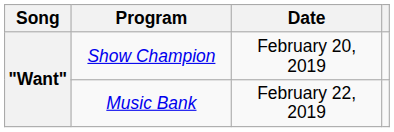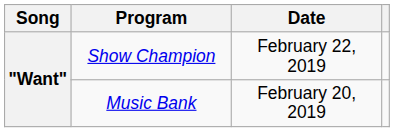(307, 55) February 20, 2019 -> (307, 55) February 22, 2019
(307, 103) February 22, 2019 -> (307, 103) February 20, 2019
